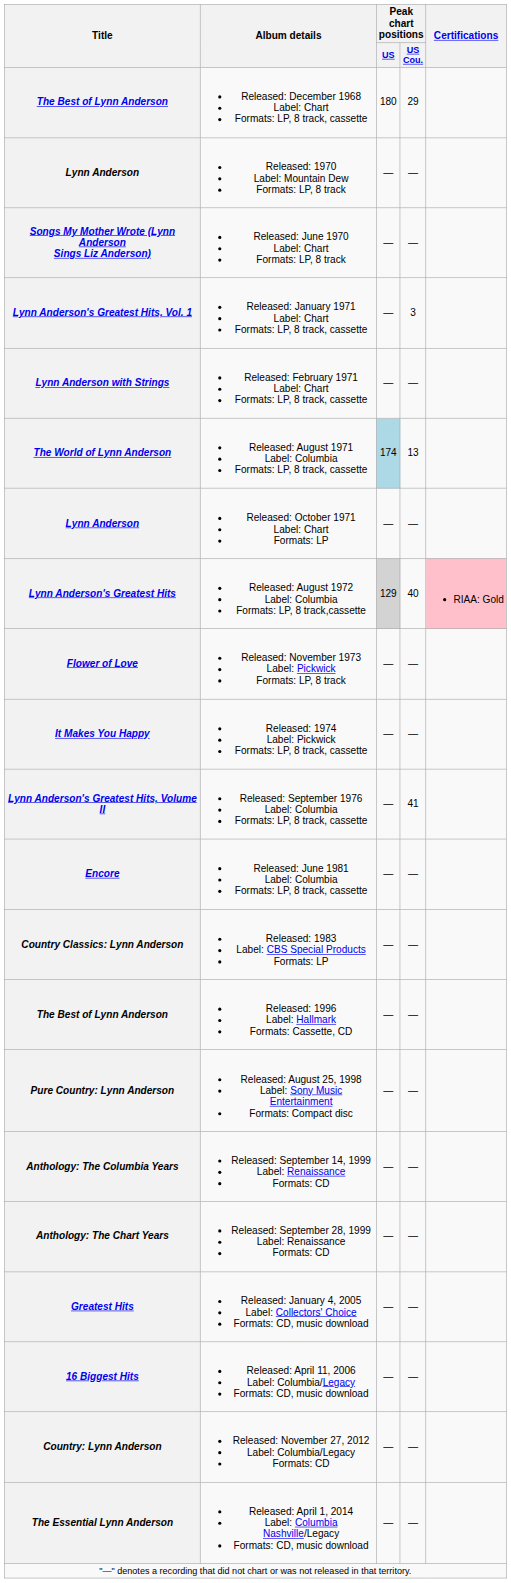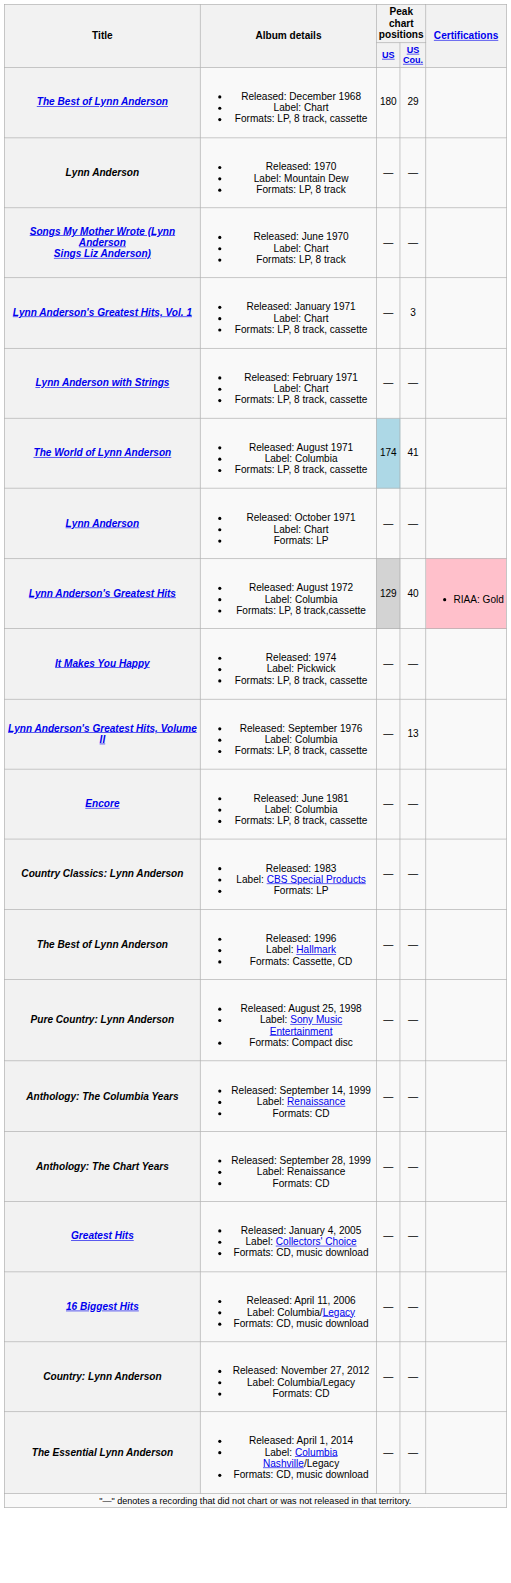(413, 453) 13 -> (413, 453) 41
- row: (102, 663)
(413, 804) 41 -> (413, 734) 13
